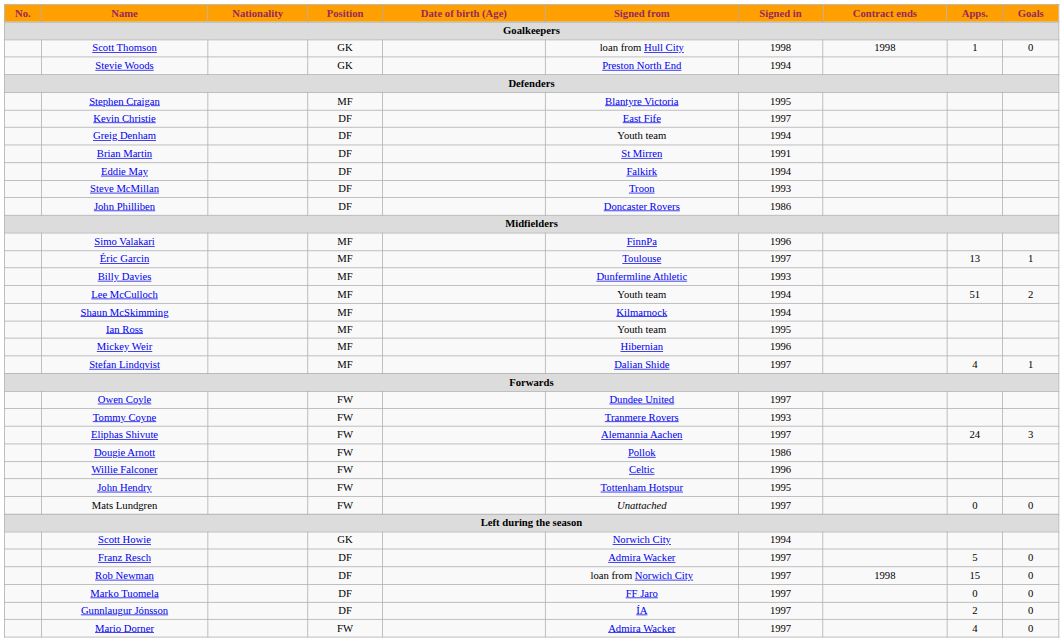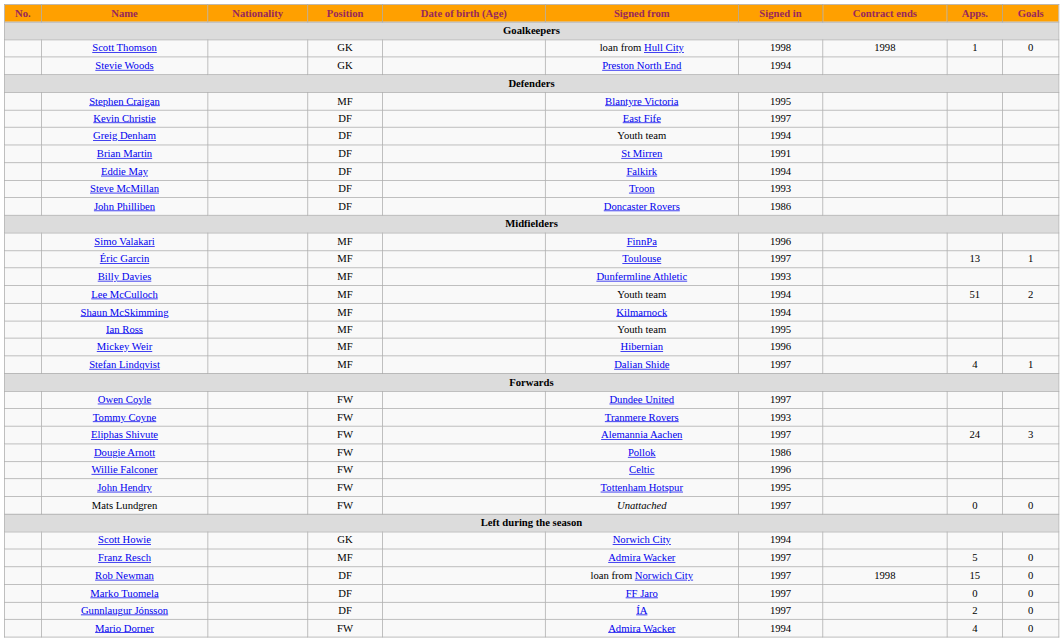(345, 558) DF -> (345, 558) MF
(781, 628) 1997 -> (781, 628) 1994
